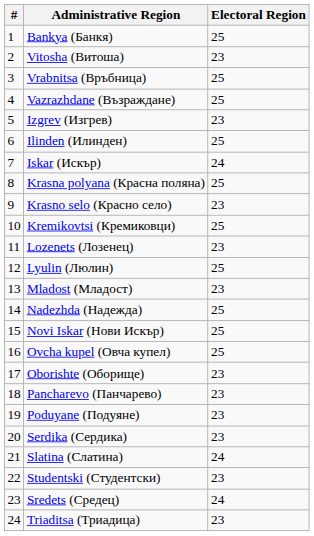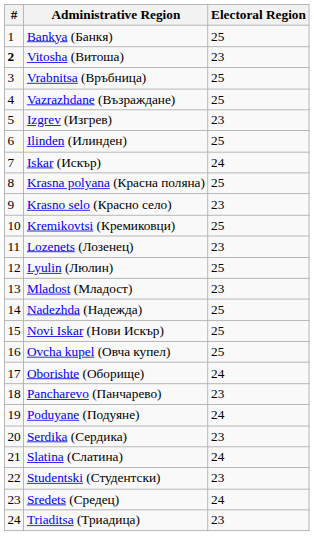(11, 57) normal -> (11, 57) bold
(218, 373) 23 -> (218, 373) 24
(218, 415) 23 -> (218, 415) 24
